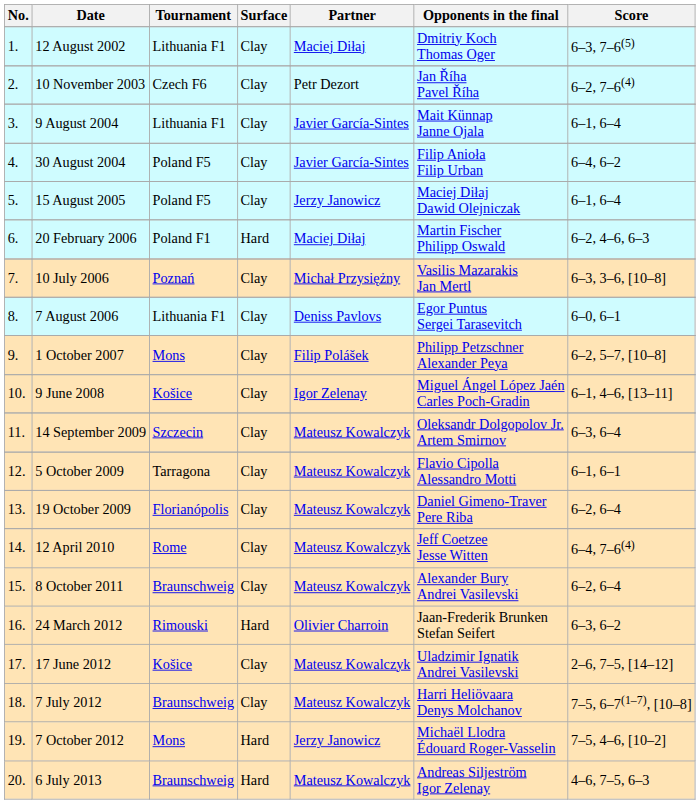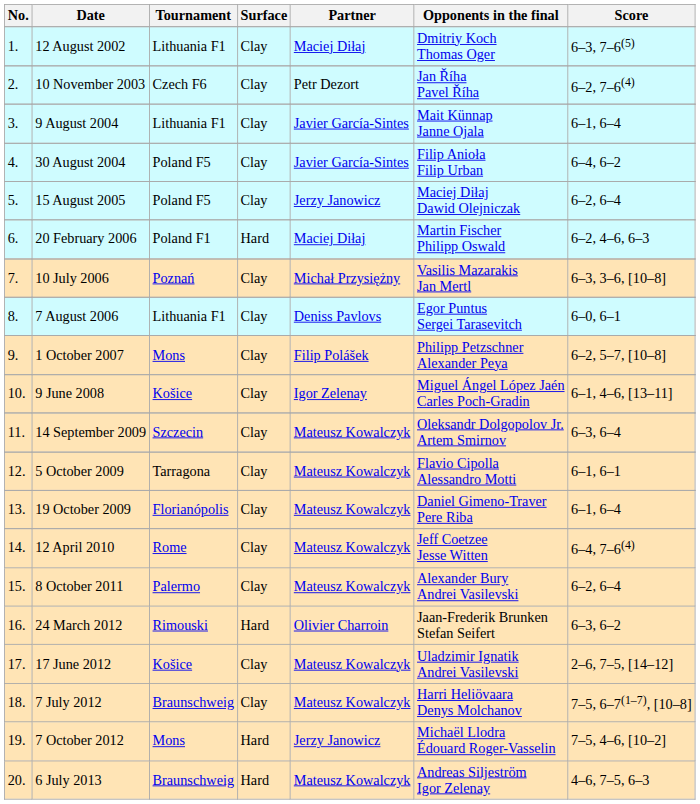(596, 200) 6–1, 6–4 -> (596, 200) 6–2, 6–4
(596, 509) 6–2, 6–4 -> (596, 509) 6–1, 6–4
(193, 586) Braunschweig -> (176, 586) Palermo
